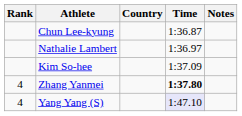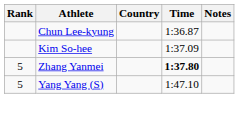- row: (78, 48)
(20, 84) 4 -> (20, 66) 5
(20, 102) 4 -> (20, 84) 5
(185, 102) lavender background -> (182, 84) no background
